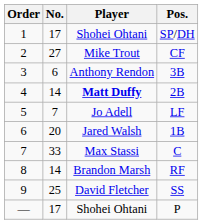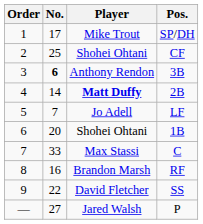(112, 33) Shohei Ohtani -> (112, 33) Mike Trout
(55, 53) 27 -> (55, 53) 25
(112, 53) Mike Trout -> (112, 53) Shohei Ohtani
(55, 72) normal -> (55, 72) bold
(112, 131) Jared Walsh -> (112, 131) Shohei Ohtani
(55, 170) 14 -> (55, 170) 16
(55, 190) 25 -> (55, 190) 22
(55, 209) 17 -> (55, 209) 27
(112, 209) Shohei Ohtani -> (112, 209) Jared Walsh
